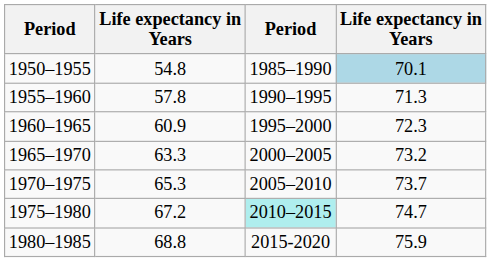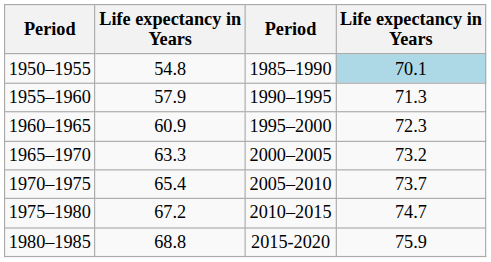(170, 97) 57.8 -> (170, 97) 57.9
(170, 184) 65.3 -> (170, 184) 65.4
(291, 213) paleturquoise background -> (291, 213) no background
